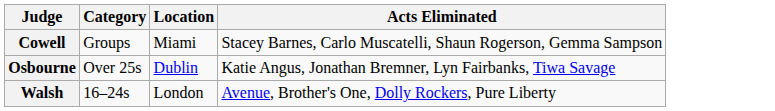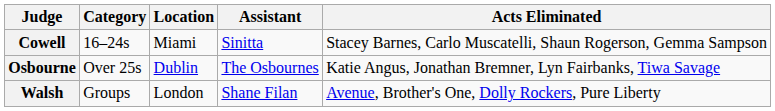+ column: (270, 17)
(107, 42) Groups -> (106, 42) 16–24s
(106, 93) 16–24s -> (107, 93) Groups
